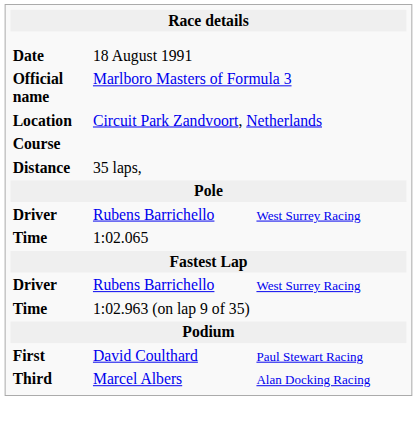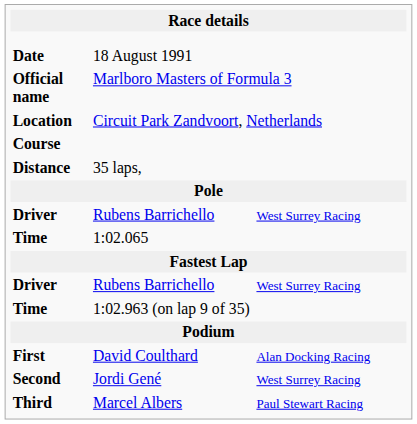(310, 356) Paul Stewart Racing -> (313, 356) Alan Docking Racing
+ row: (37, 379)
(313, 380) Alan Docking Racing -> (310, 404) Paul Stewart Racing
